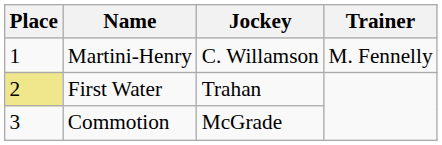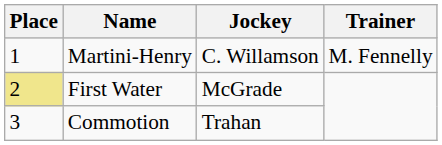(231, 88) Trahan -> (242, 88) McGrade
(242, 122) McGrade -> (231, 122) Trahan
